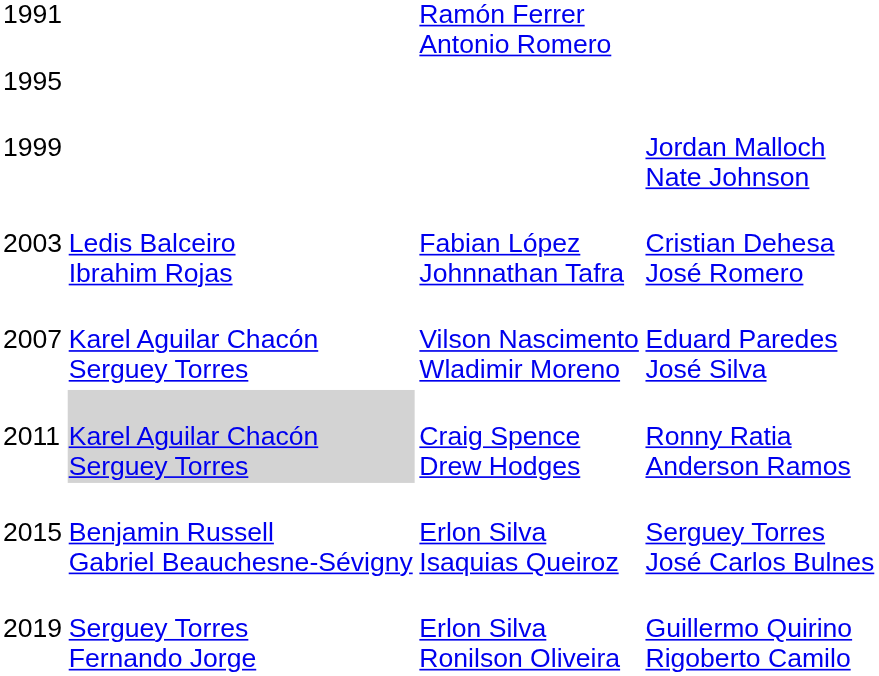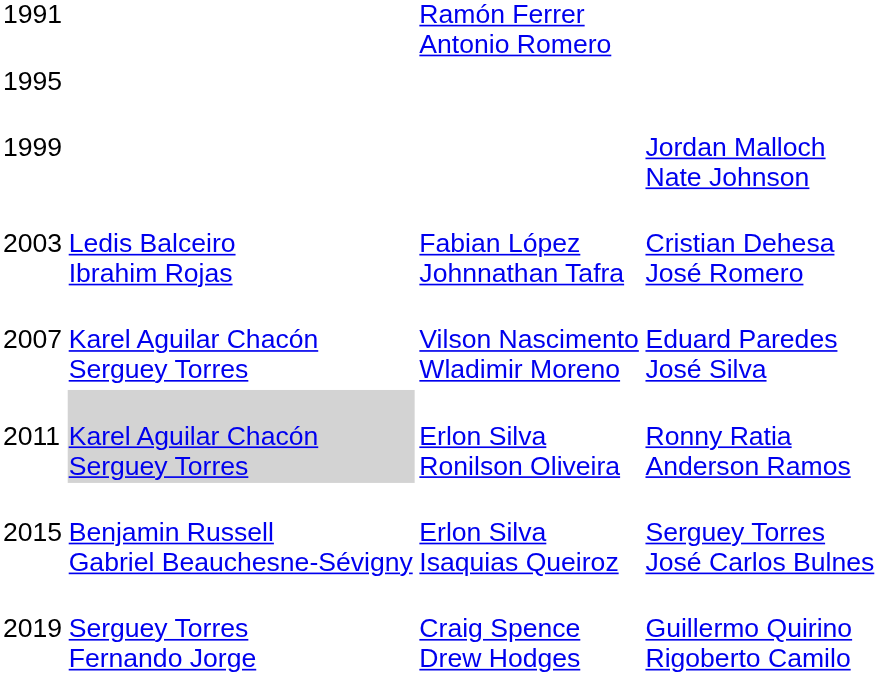(500, 451) Craig Spence Drew Hodges -> (520, 451) Erlon Silva Ronilson Oliveira
(520, 643) Erlon Silva Ronilson Oliveira -> (500, 643) Craig Spence Drew Hodges
